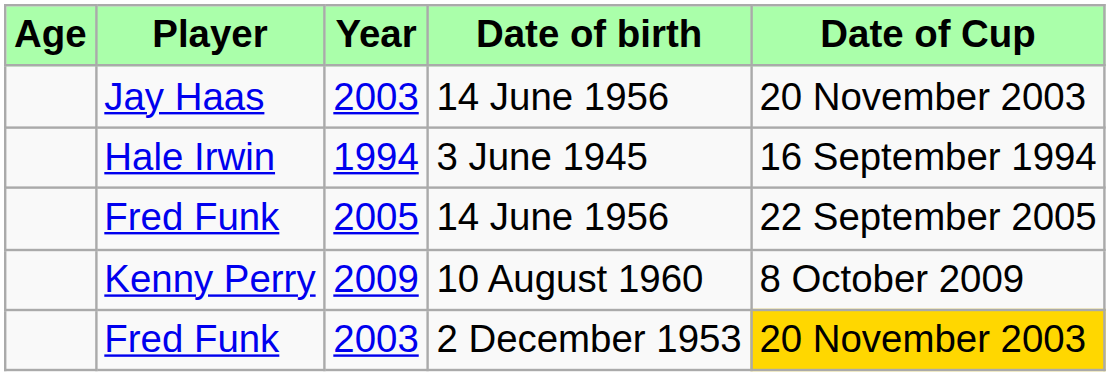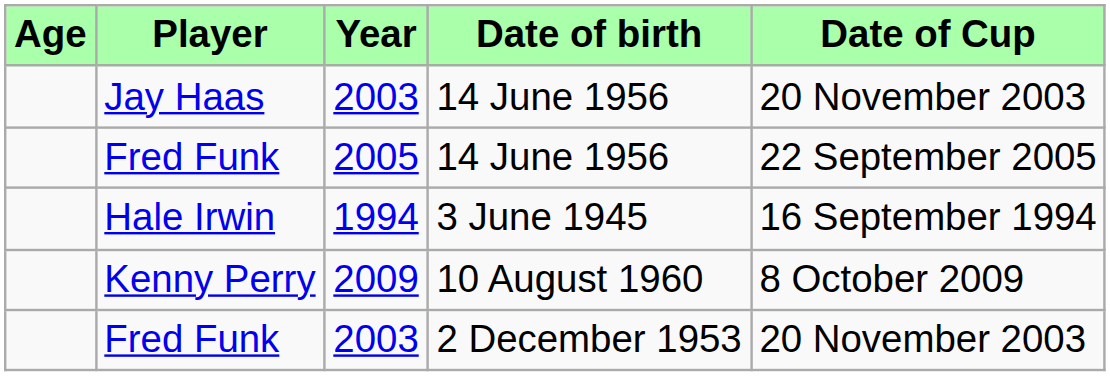rows swapped: (190, 156) <-> (192, 217)
(923, 339) gold background -> (923, 339) no background
